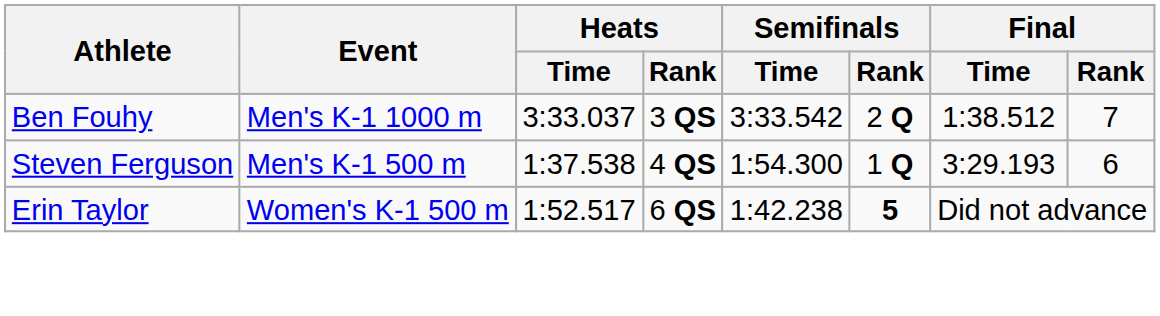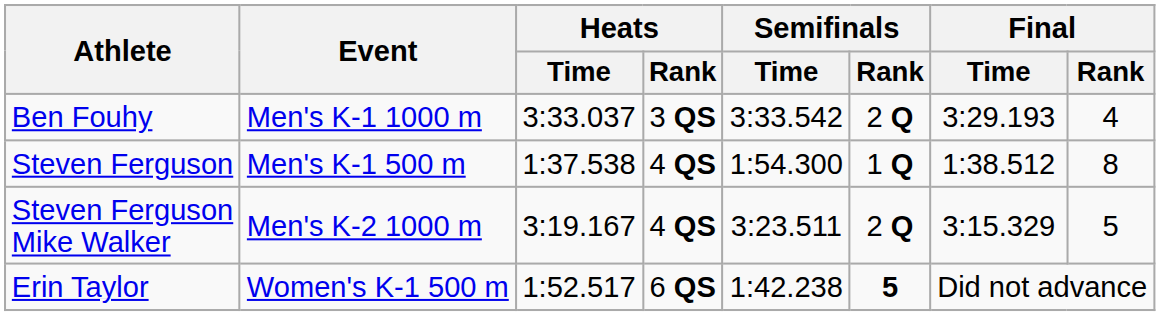(999, 118) 1:38.512 -> (999, 118) 3:29.193
(1111, 118) 7 -> (1111, 118) 4
(999, 164) 3:29.193 -> (999, 164) 1:38.512
(1111, 164) 6 -> (1111, 164) 8
+ row: (123, 226)
